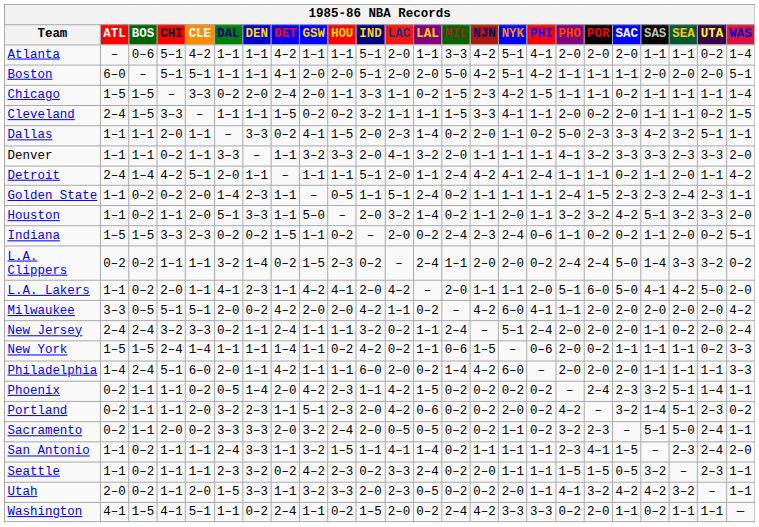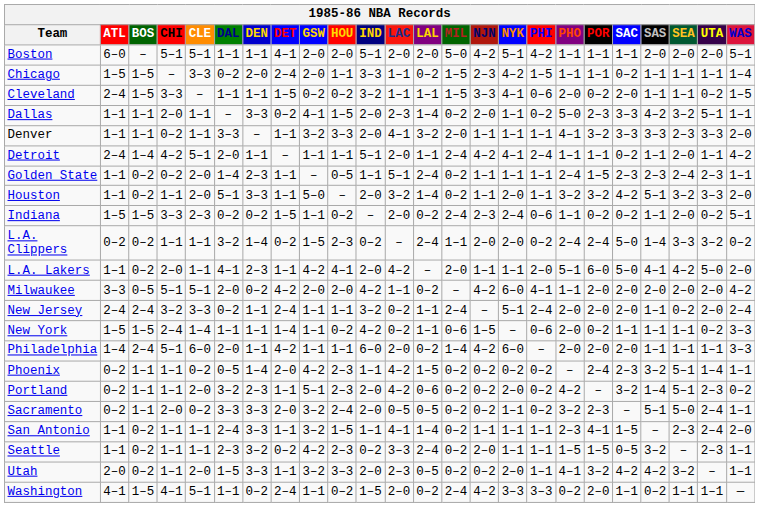- row: (34, 55)
(541, 116) 1–1 -> (541, 95) 0–6
